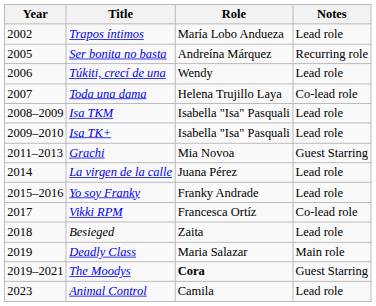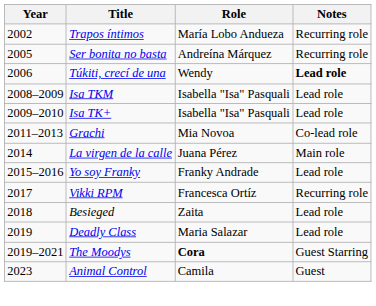(319, 34) Lead role -> (332, 34) Recurring role
(319, 73) normal -> (321, 73) bold
- row: (108, 93)
(332, 152) Guest Starring -> (327, 133) Co-lead role
(319, 172) Lead role -> (320, 152) Main role
(327, 212) Co-lead role -> (332, 192) Recurring role
(320, 251) Main role -> (319, 232) Lead role
(319, 291) Lead role -> (310, 271) Guest
